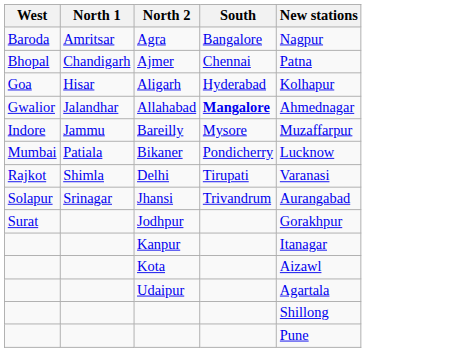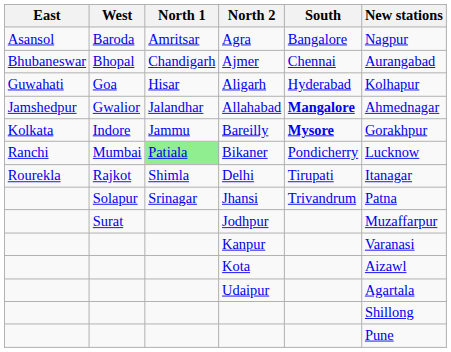+ column: (47, 15)
(296, 61) Patna -> (400, 61) Aurangabad
(225, 130) normal -> (311, 130) bold
(316, 130) Muzaffarpur -> (396, 130) Gorakhpur
(83, 152) no background -> (168, 152) lightgreen background
(305, 175) Varanasi -> (388, 175) Itanagar
(315, 198) Aurangabad -> (381, 198) Patna
(311, 221) Gorakhpur -> (401, 221) Muzaffarpur
(303, 244) Itanagar -> (390, 244) Varanasi
